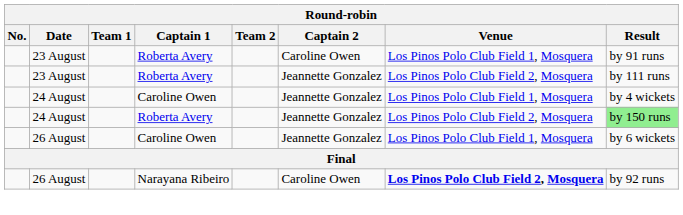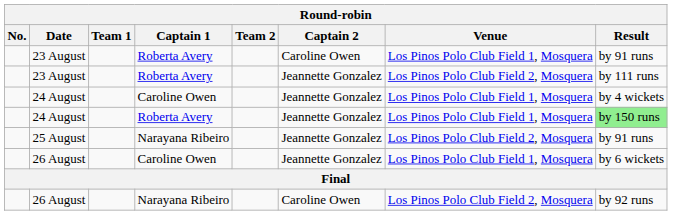(490, 117) Los Pinos Polo Club Field 2, Mosquera -> (490, 117) Los Pinos Polo Club Field 1, Mosquera
+ row: (59, 138)
(496, 179) bold -> (490, 199) normal
